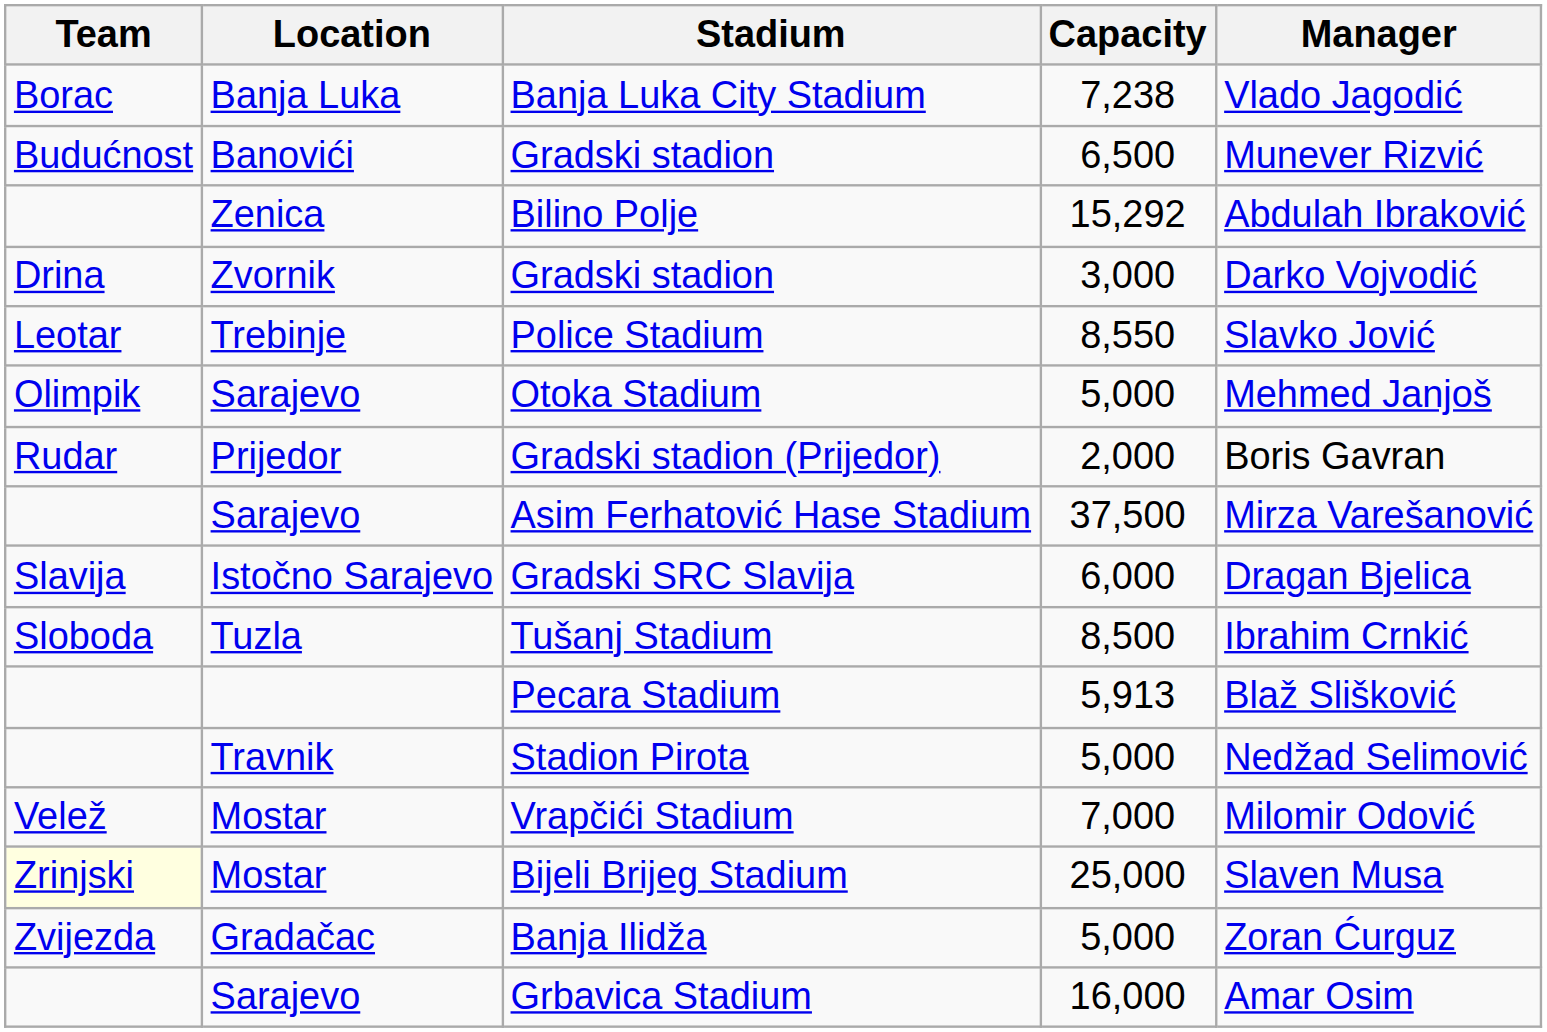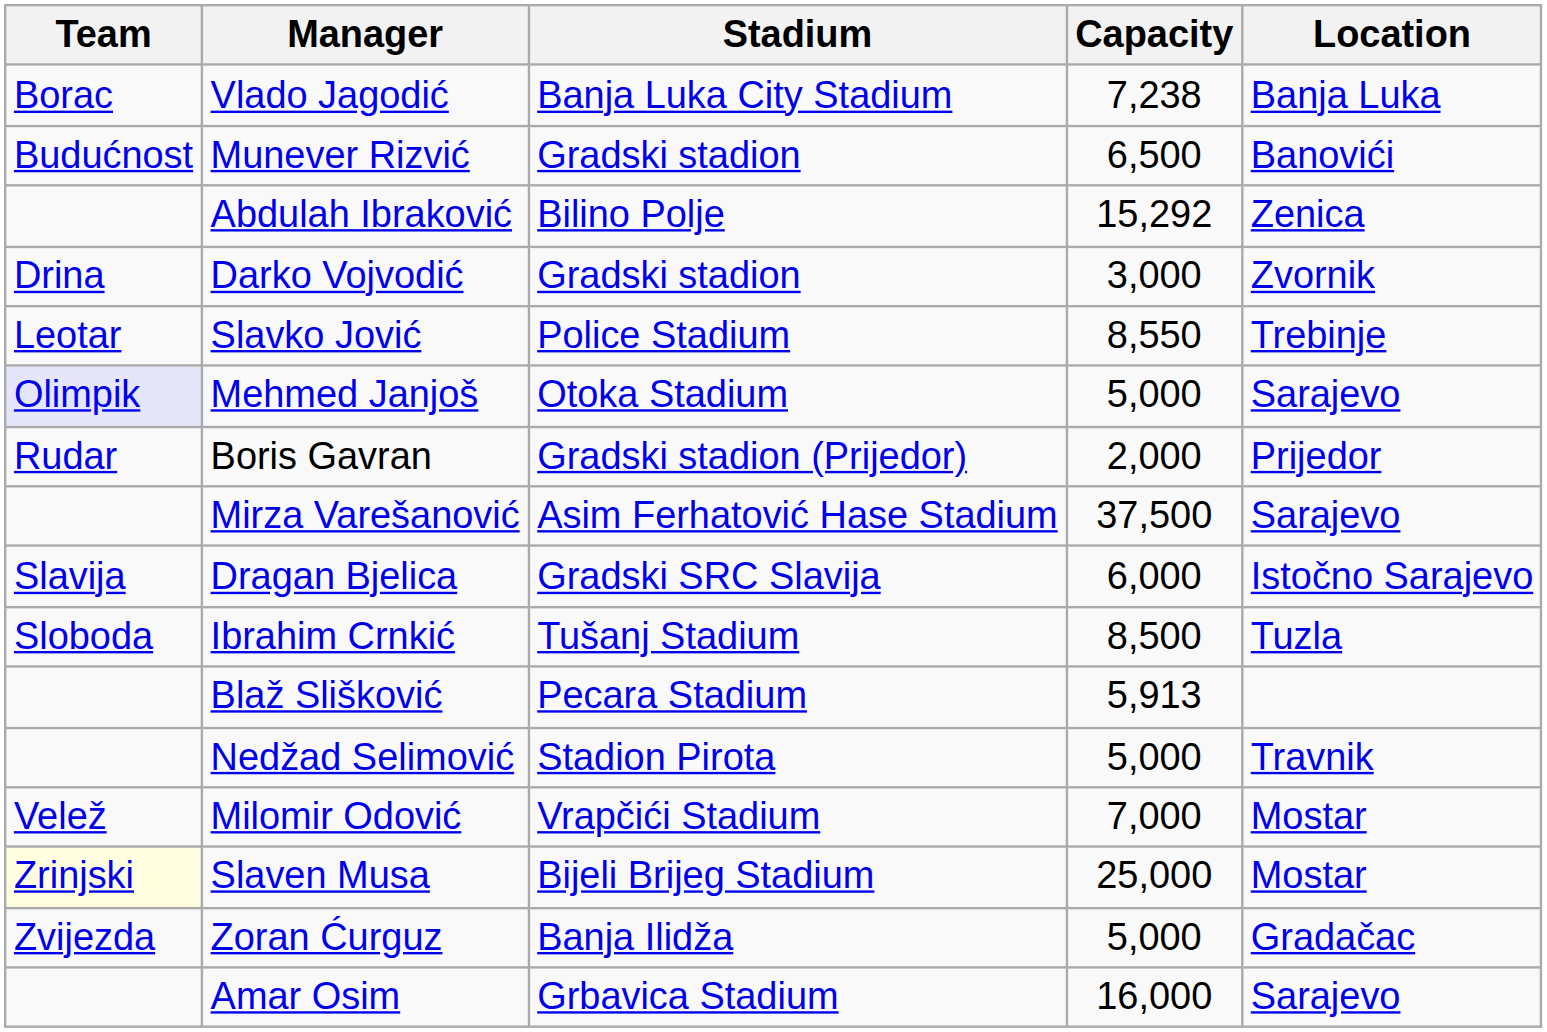columns swapped: (352, 34) <-> (1379, 34)
(77, 395) no background -> (77, 395) lavender background
